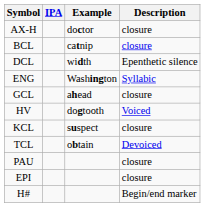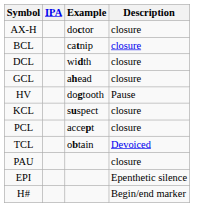(160, 62) Epenthetic silence -> (126, 62) closure
- row: (23, 78)
(136, 111) Voiced -> (123, 95) Pause
+ row: (23, 128)
(137, 177) closure -> (149, 177) Epenthetic silence
